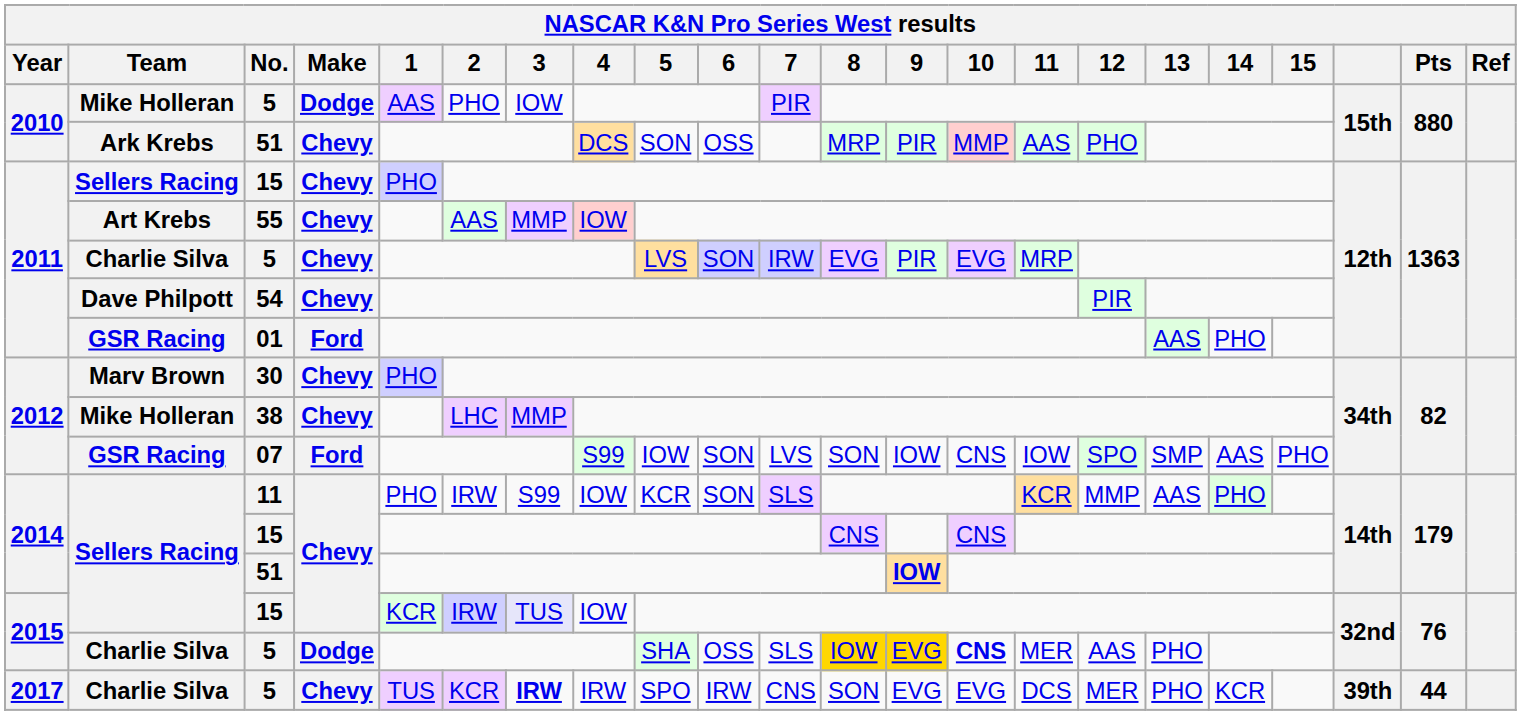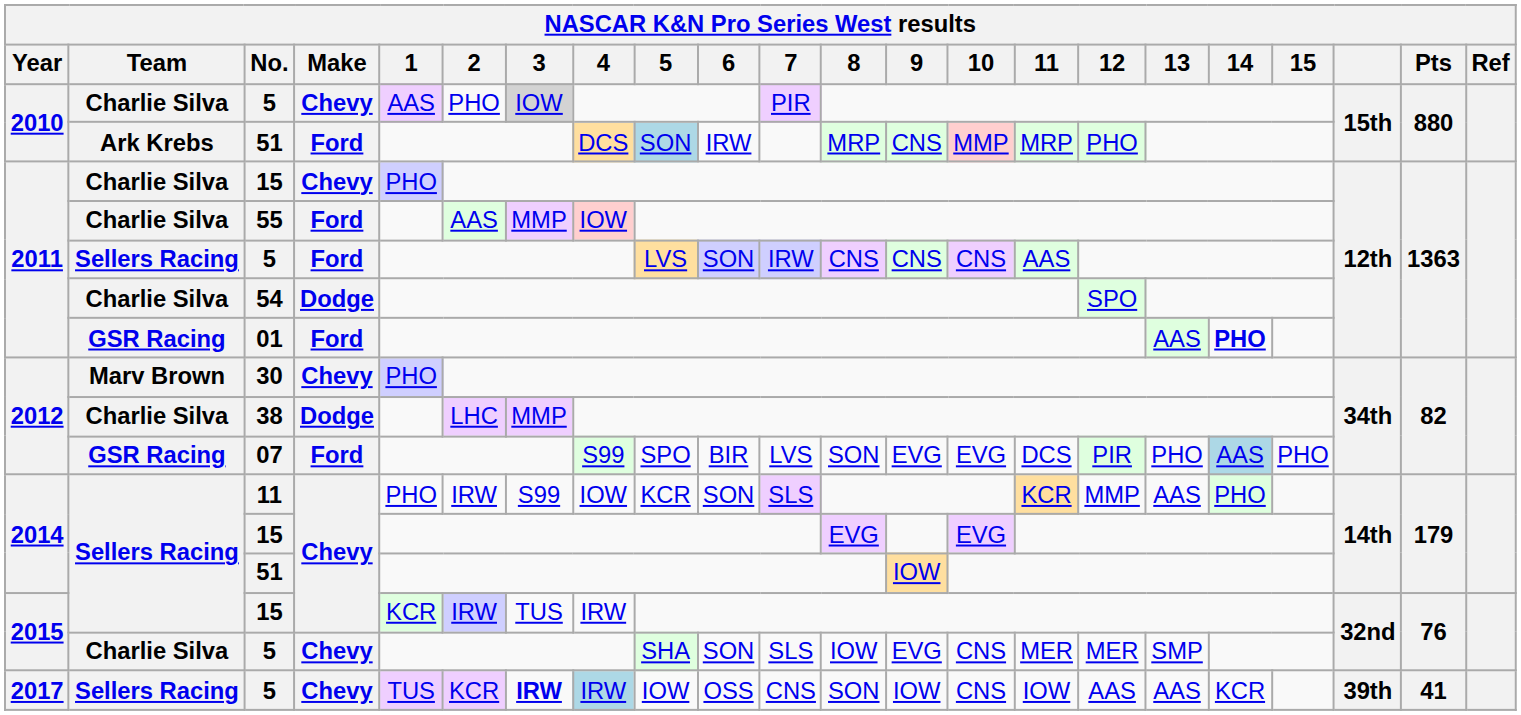(157, 103) Mike Holleran -> (157, 103) Charlie Silva
(337, 103) Dodge -> (337, 103) Chevy
(539, 103) no background -> (539, 103) lightgrey background
(337, 142) Chevy -> (337, 142) Ford
(666, 142) no background -> (666, 142) lightblue background
(729, 142) OSS -> (729, 142) IRW
(917, 142) PIR -> (917, 142) CNS
(1047, 142) AAS -> (1047, 142) MRP
(157, 181) Sellers Racing -> (157, 181) Charlie Silva
(157, 220) Art Krebs -> (157, 220) Charlie Silva
(337, 220) Chevy -> (337, 220) Ford
(157, 260) Charlie Silva -> (157, 260) Sellers Racing
(337, 260) Chevy -> (337, 260) Ford
(854, 260) EVG -> (854, 260) CNS
(917, 260) PIR -> (917, 260) CNS
(981, 260) EVG -> (981, 260) CNS
(1047, 260) MRP -> (1047, 260) AAS
(157, 299) Dave Philpott -> (157, 299) Charlie Silva
(337, 299) Chevy -> (337, 299) Dodge
(1112, 299) PIR -> (1112, 299) SPO
(1240, 338) normal -> (1240, 338) bold
(157, 416) Mike Holleran -> (157, 416) Charlie Silva
(337, 416) Chevy -> (337, 416) Dodge
(666, 455) IOW -> (666, 455) SPO
(729, 455) SON -> (729, 455) BIR
(917, 455) IOW -> (917, 455) EVG
(981, 455) CNS -> (981, 455) EVG
(1047, 455) IOW -> (1047, 455) DCS
(1112, 455) SPO -> (1112, 455) PIR
(1177, 455) SMP -> (1177, 455) PHO
(1240, 455) no background -> (1240, 455) lightblue background
(854, 534) CNS -> (854, 534) EVG
(981, 534) CNS -> (981, 534) EVG
(917, 573) bold -> (917, 573) normal
(539, 612) lavender background -> (539, 612) no background
(603, 612) IOW -> (603, 612) IRW
(337, 651) Dodge -> (337, 651) Chevy
(729, 651) OSS -> (729, 651) SON
(854, 651) gold background -> (854, 651) no background
(917, 651) gold background -> (917, 651) no background
(981, 651) bold -> (981, 651) normal
(1112, 651) AAS -> (1112, 651) MER
(1177, 651) PHO -> (1177, 651) SMP
(157, 690) Charlie Silva -> (157, 690) Sellers Racing
(603, 690) no background -> (603, 690) lightblue background
(666, 690) SPO -> (666, 690) IOW
(729, 690) IRW -> (729, 690) OSS
(917, 690) EVG -> (917, 690) IOW
(981, 690) EVG -> (981, 690) CNS
(1047, 690) DCS -> (1047, 690) IOW
(1112, 690) MER -> (1112, 690) AAS
(1177, 690) PHO -> (1177, 690) AAS
(1434, 690) 44 -> (1434, 690) 41
